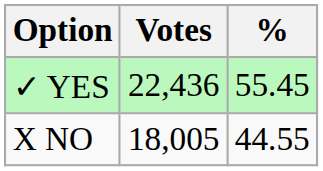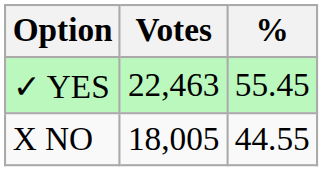(174, 84) 22,436 -> (174, 84) 22,463
